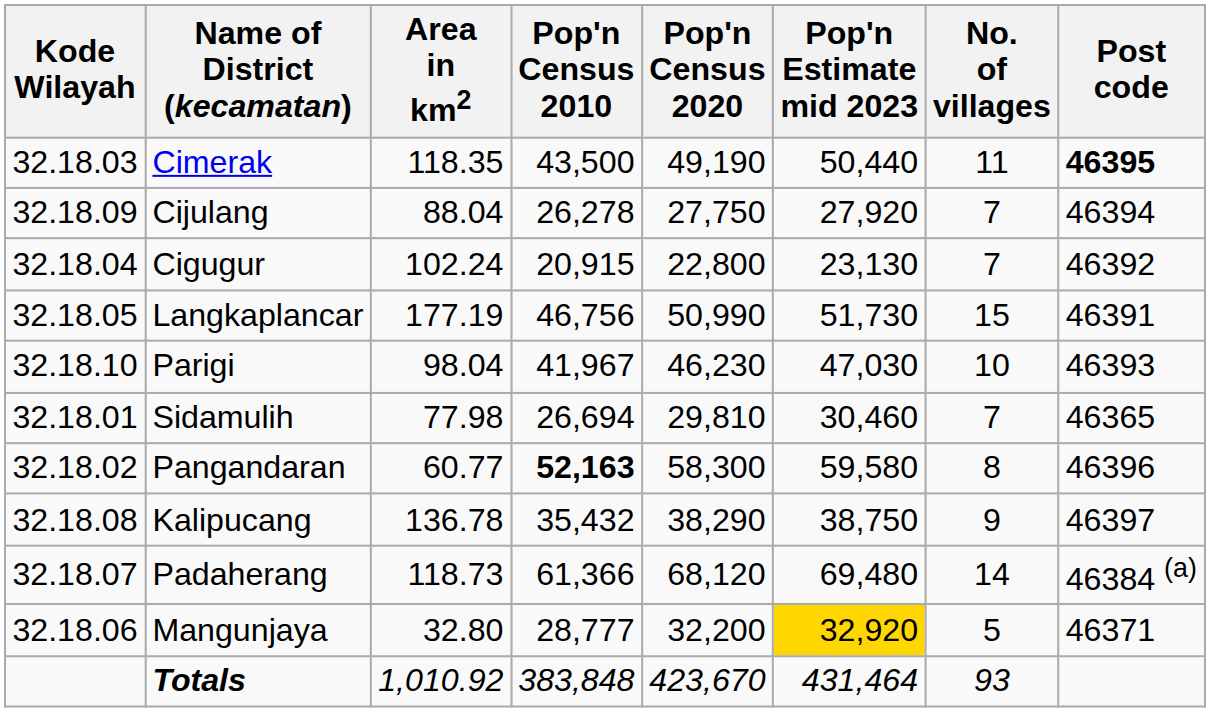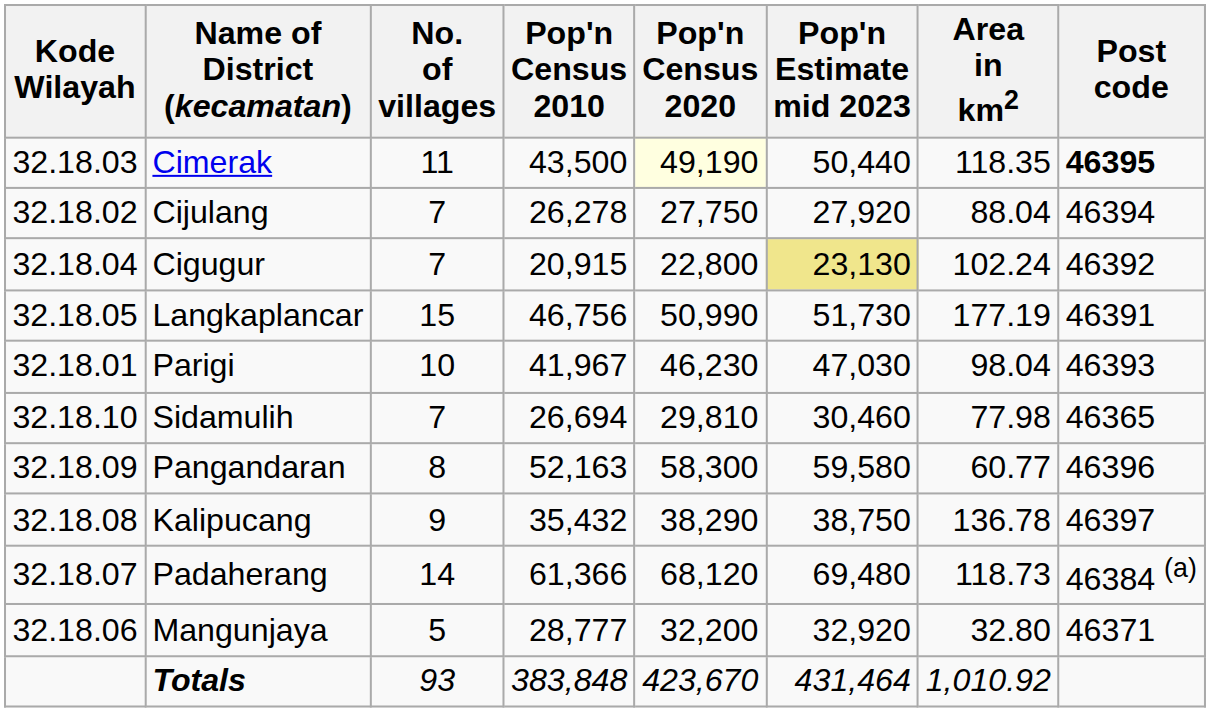columns swapped: (441, 70) <-> (992, 70)
(716, 162) no background -> (709, 162) lightyellow background
(75, 213) 32.18.09 -> (75, 213) 32.18.02
(869, 264) no background -> (862, 264) khaki background
(75, 366) 32.18.10 -> (75, 366) 32.18.01
(75, 417) 32.18.01 -> (75, 417) 32.18.10
(75, 468) 32.18.02 -> (75, 468) 32.18.09
(585, 468) bold -> (578, 468) normal
(869, 629) gold background -> (862, 629) no background
